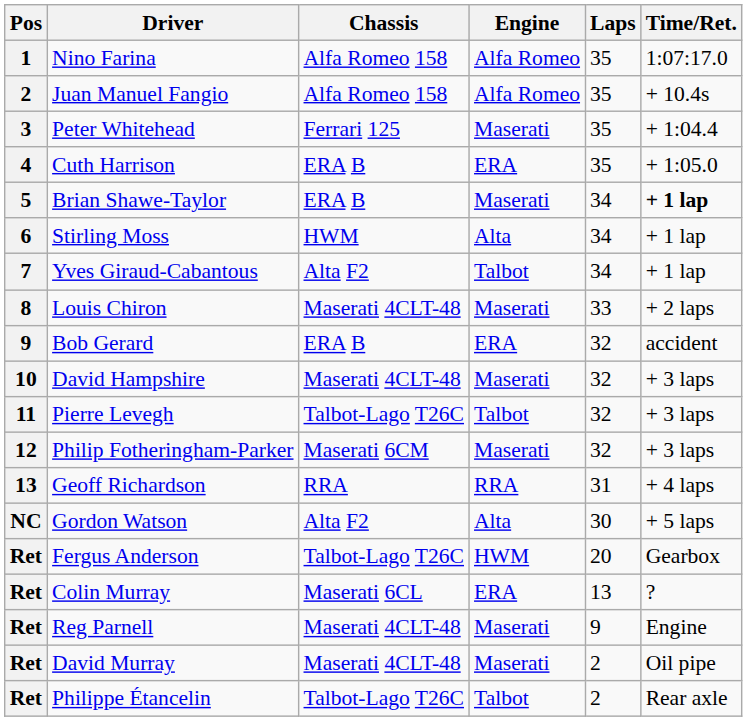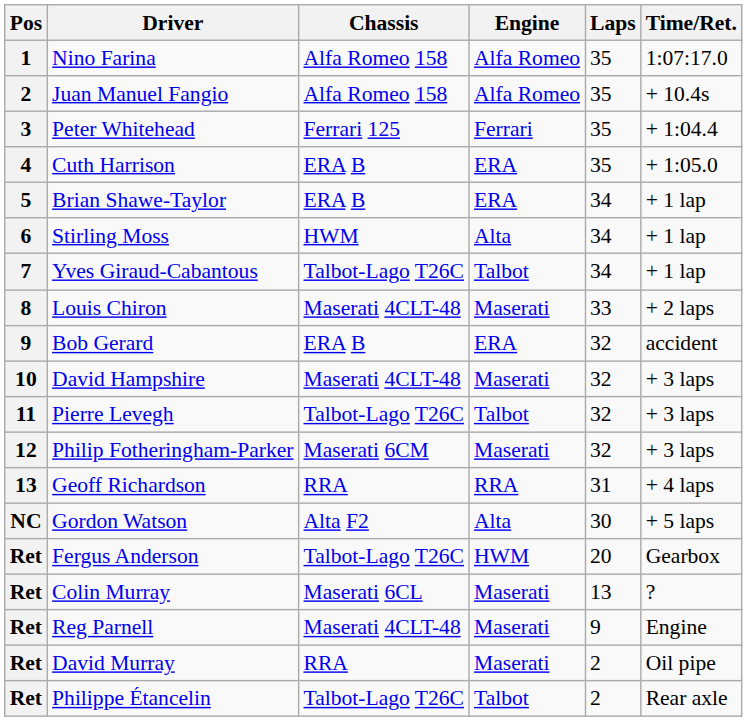(512, 129) Maserati -> (503, 129) Ferrari
(512, 200) Maserati -> (496, 200) ERA
(677, 200) bold -> (676, 200) normal
(336, 271) Alta F2 -> (384, 271) Talbot-Lago T26C
(496, 591) ERA -> (512, 591) Maserati
(382, 663) Maserati 4CLT-48 -> (326, 663) RRA
